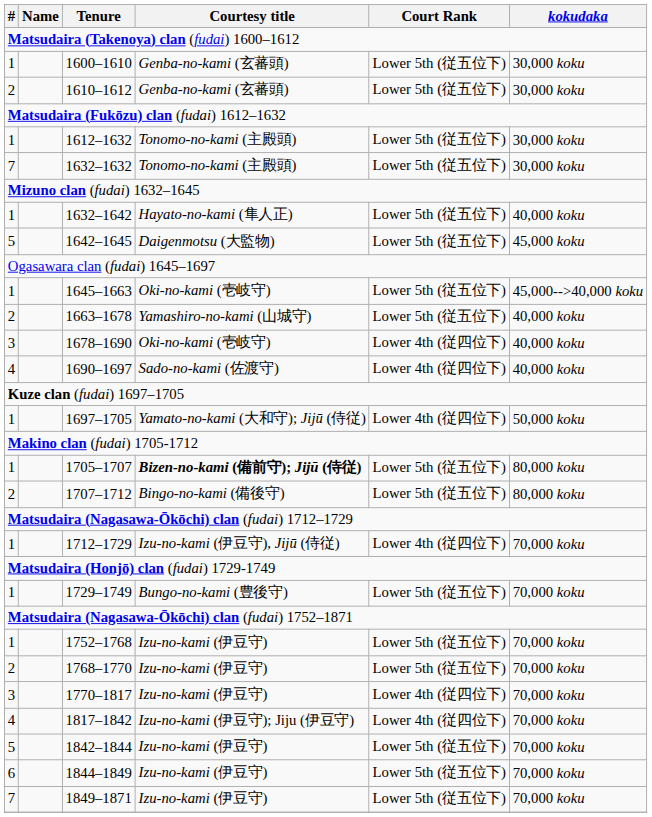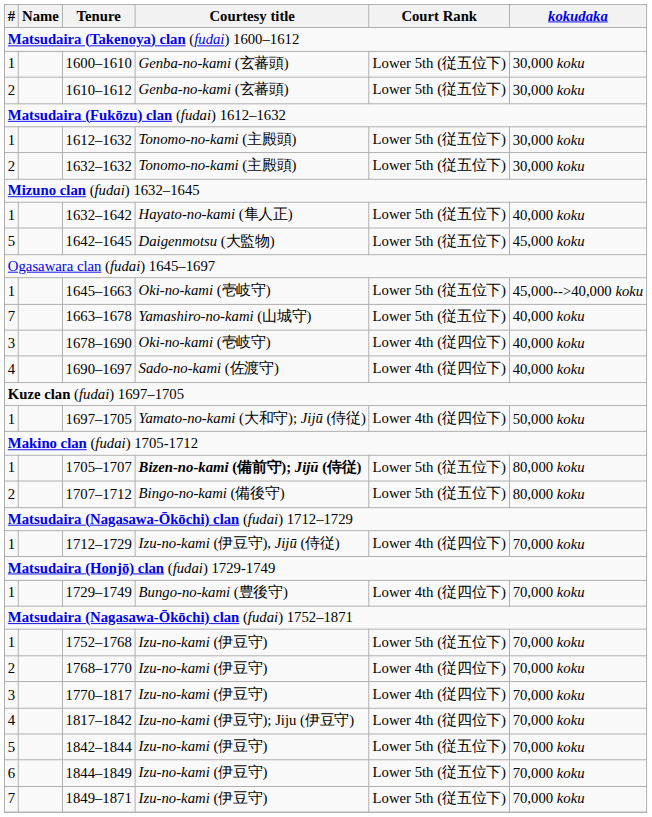(12, 165) 7 -> (12, 165) 2
(12, 317) 2 -> (12, 317) 7
(439, 592) Lower 5th (従五位下) -> (439, 592) Lower 4th (従四位下)
(439, 668) Lower 5th (従五位下) -> (439, 668) Lower 4th (従四位下)
